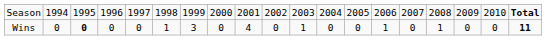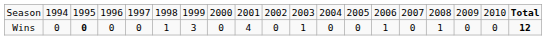(525, 28) 11 -> (525, 28) 12
